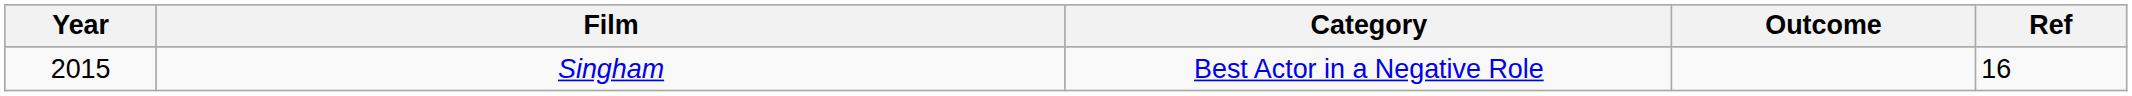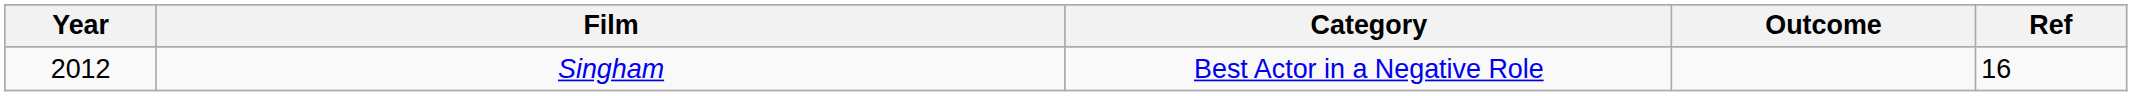(81, 68) 2015 -> (81, 68) 2012
